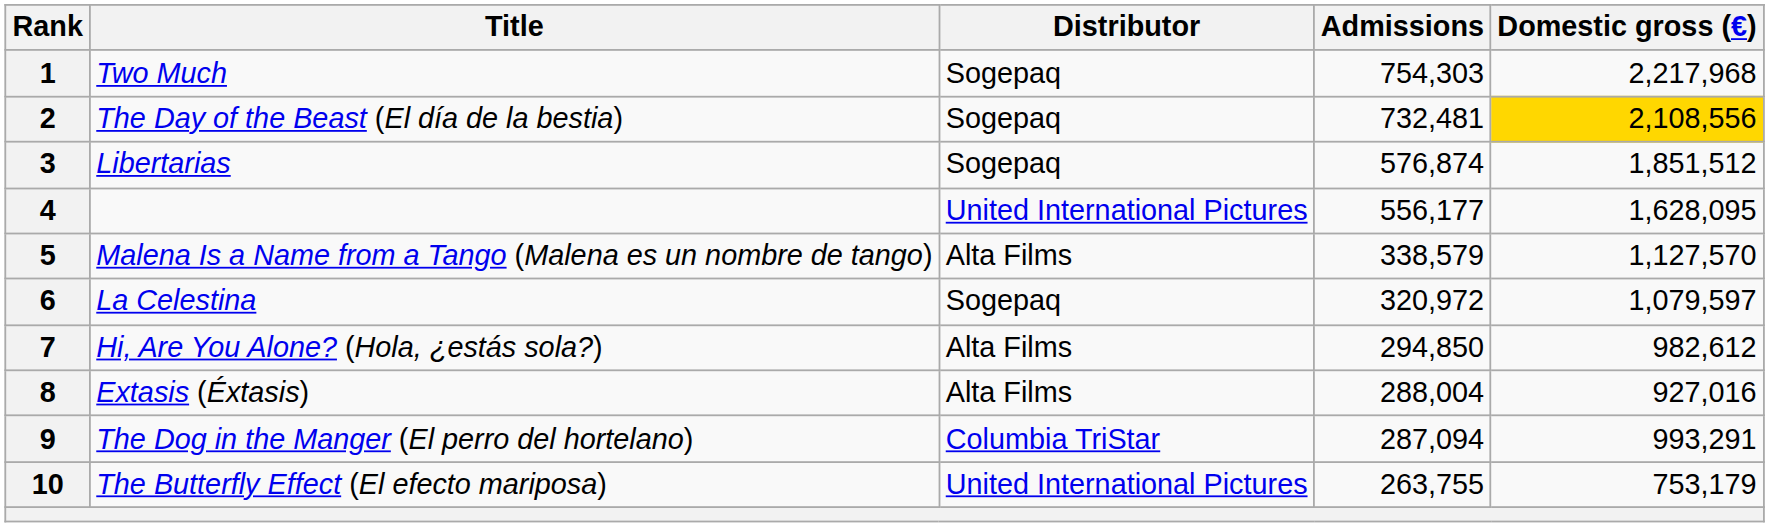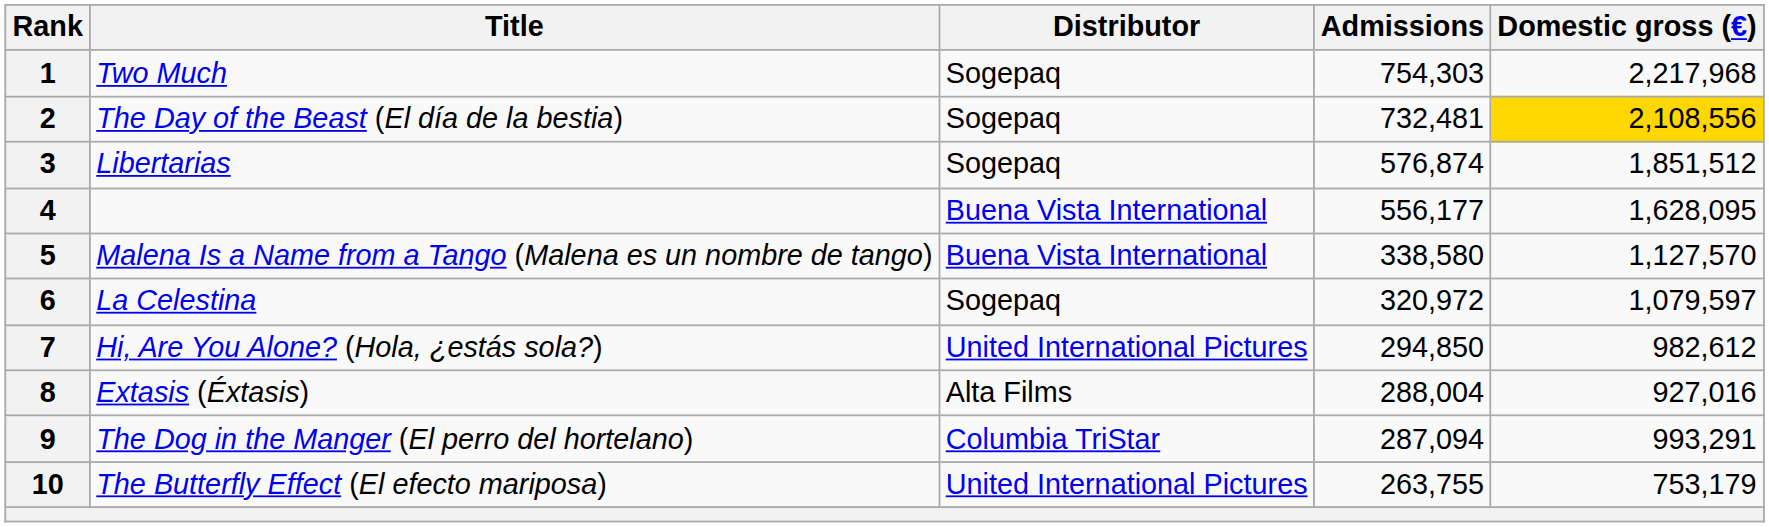(1127, 210) United International Pictures -> (1106, 210) Buena Vista International
(1009, 255) Alta Films -> (1106, 255) Buena Vista International
(1432, 255) 338,579 -> (1432, 255) 338,580
(1009, 347) Alta Films -> (1127, 347) United International Pictures
